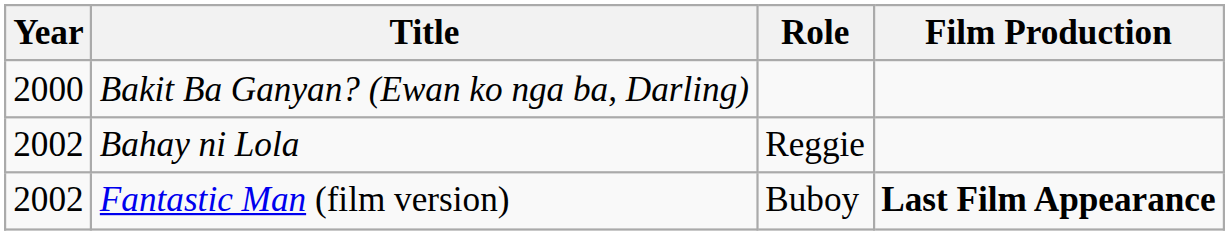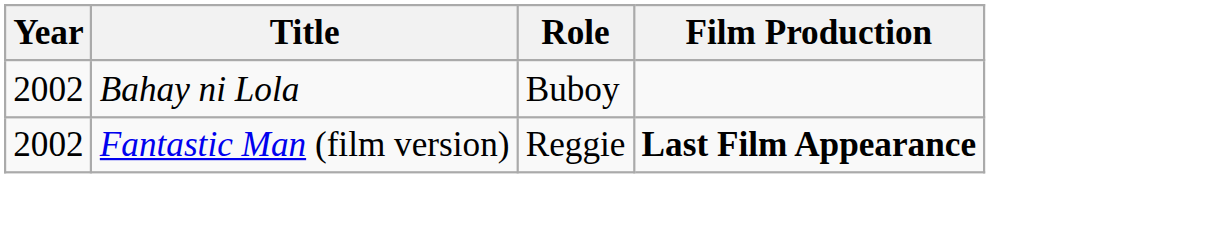- row: (424, 88)
(815, 144) Reggie -> (573, 88) Buboy
(812, 199) Buboy -> (576, 144) Reggie
